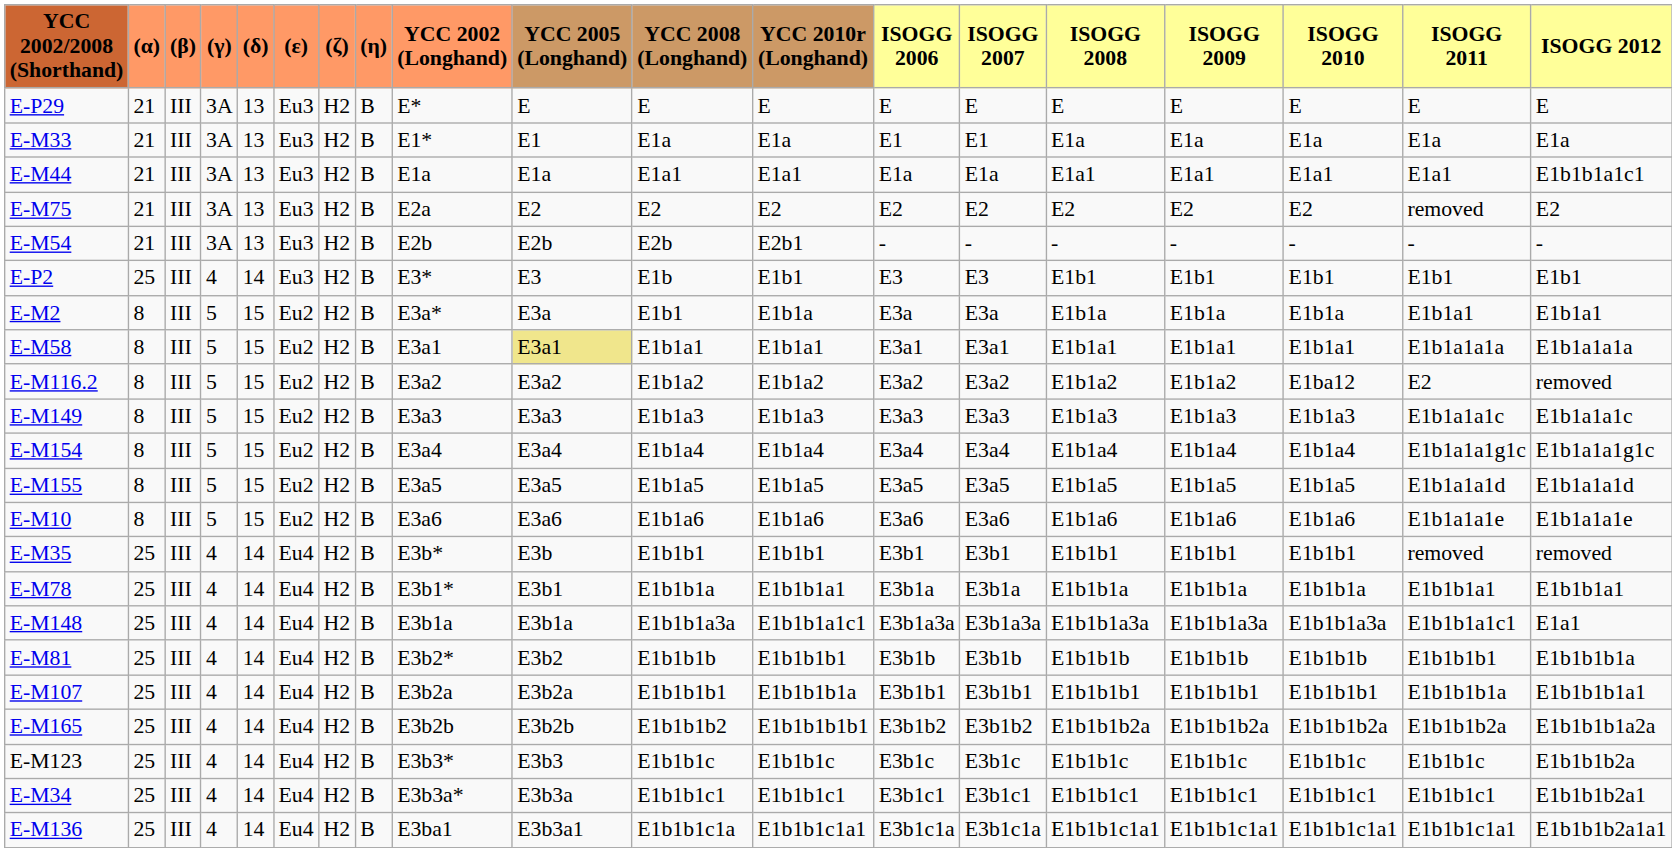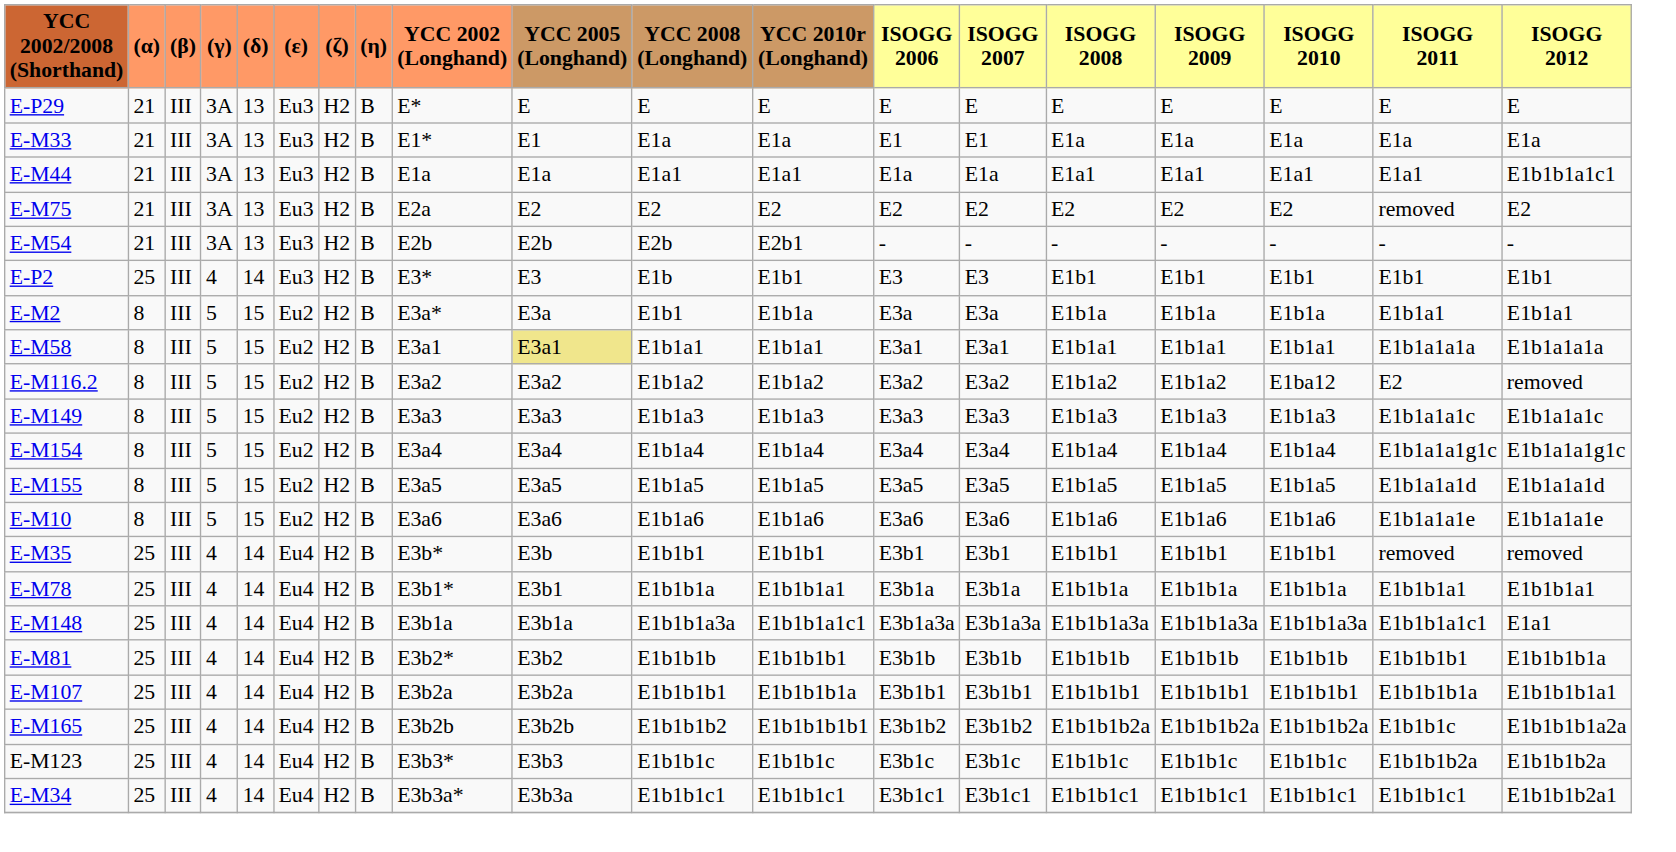(1457, 726) E1b1b1b2a -> (1417, 726) E1b1b1c
(1446, 760) E1b1b1c -> (1428, 760) E1b1b1b2a
- row: (46, 829)
